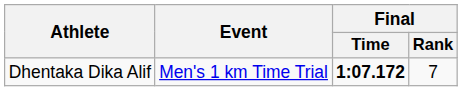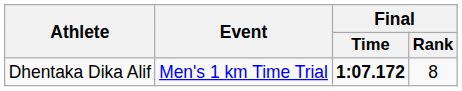(433, 72) 7 -> (433, 72) 8
